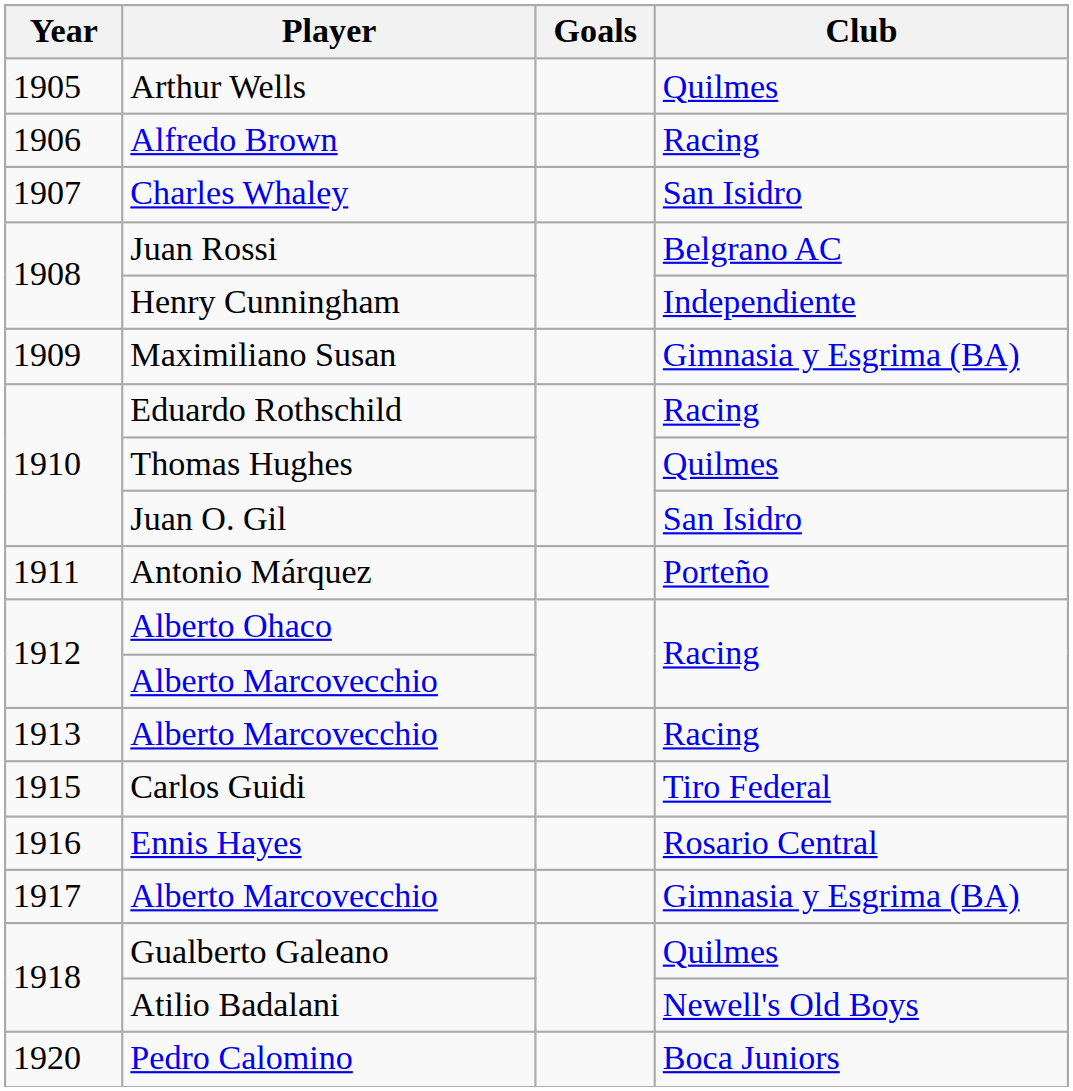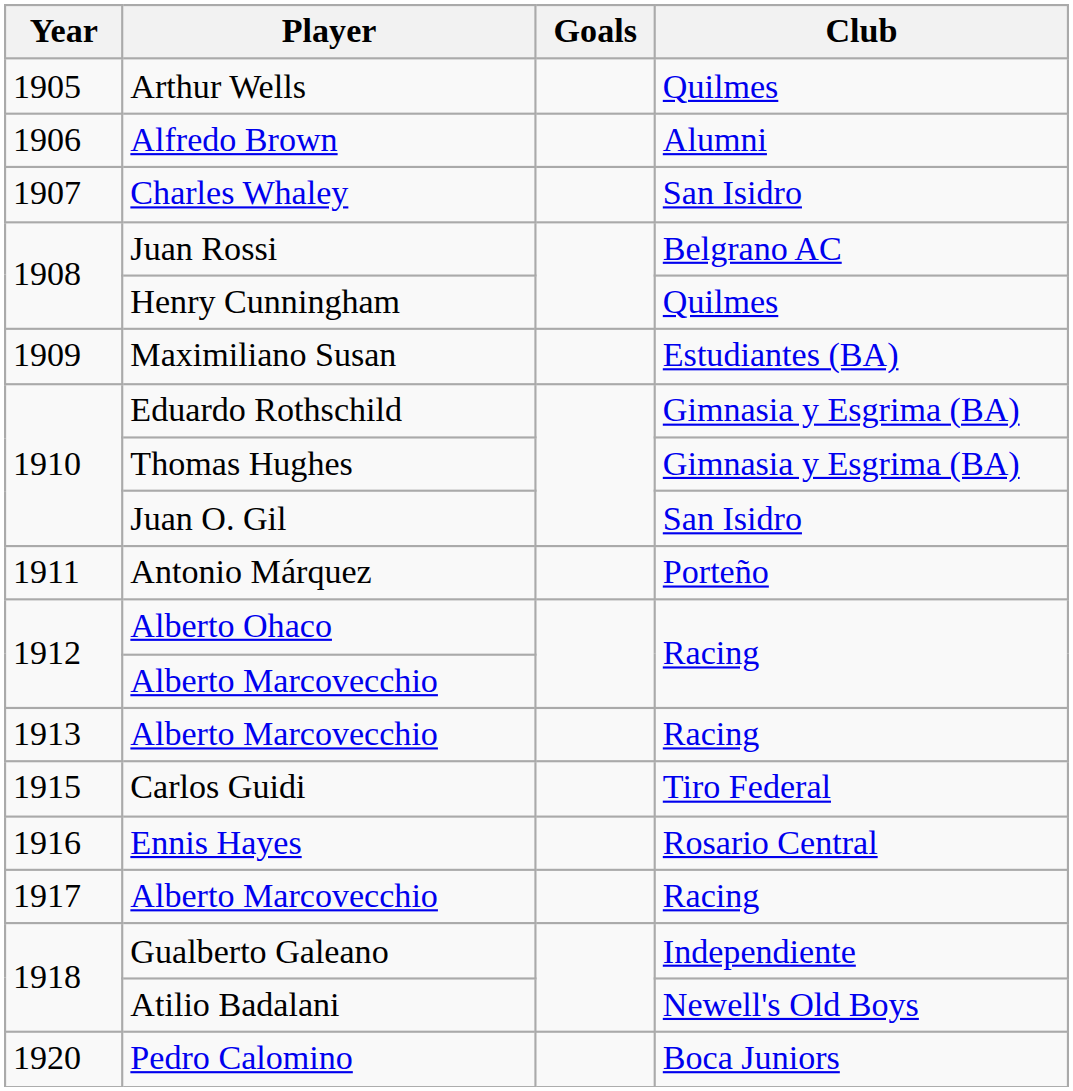(711, 139) Racing -> (715, 139) Alumni
(759, 301) Independiente -> (721, 301) Quilmes
(841, 355) Gimnasia y Esgrima (BA) -> (781, 355) Estudiantes (BA)
(711, 409) Racing -> (841, 409) Gimnasia y Esgrima (BA)
(721, 463) Quilmes -> (841, 463) Gimnasia y Esgrima (BA)
(841, 896) Gimnasia y Esgrima (BA) -> (711, 896) Racing
(721, 950) Quilmes -> (759, 950) Independiente
